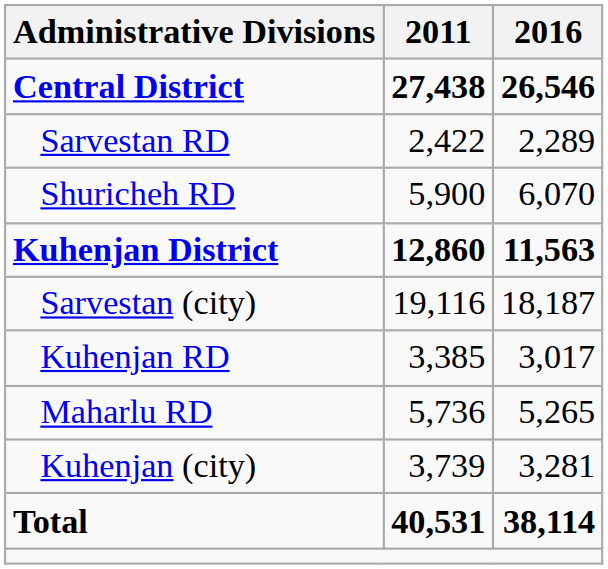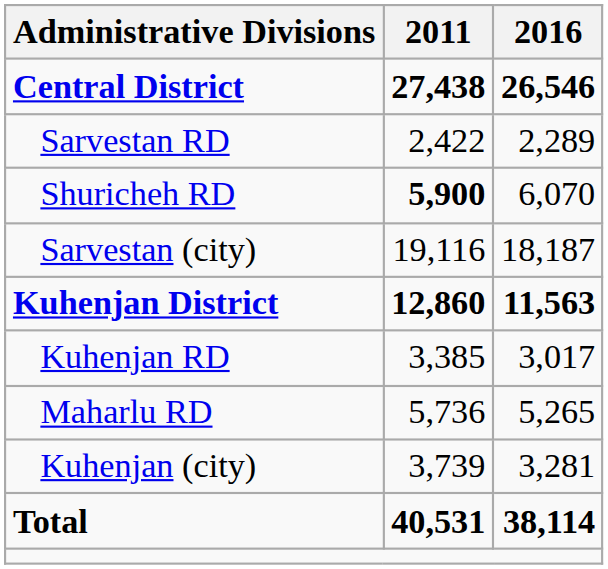(447, 194) normal -> (447, 194) bold
rows swapped: (148, 303) <-> (146, 248)
